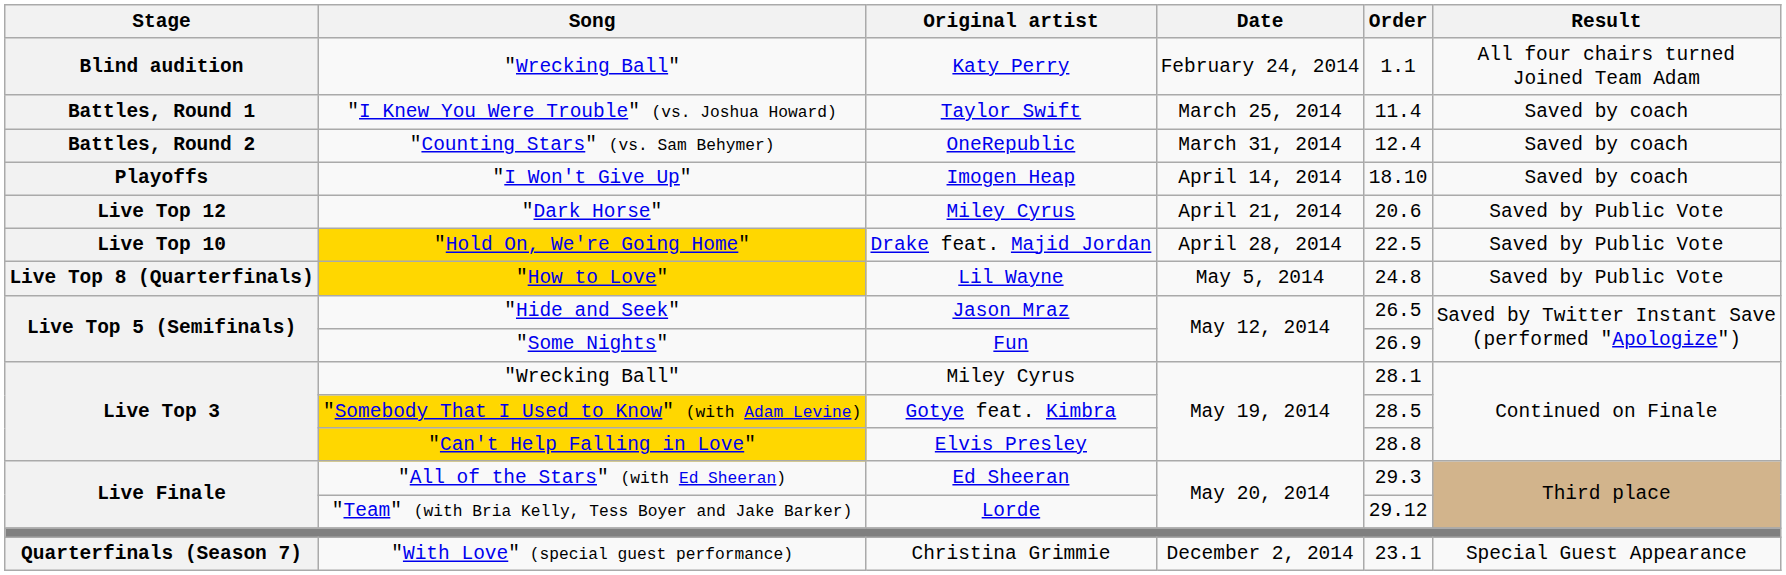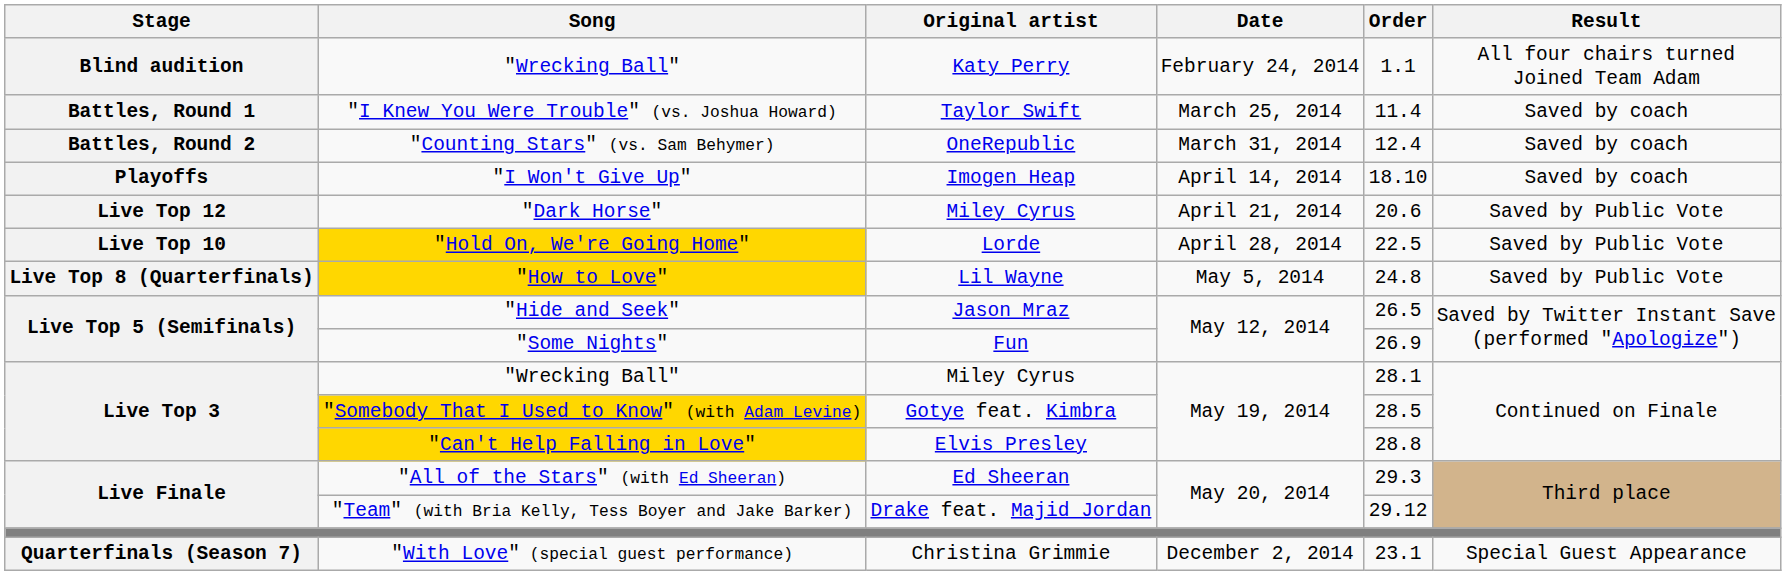(1011, 244) Drake feat. Majid Jordan -> (1011, 244) Lorde
(1011, 511) Lorde -> (1011, 511) Drake feat. Majid Jordan
